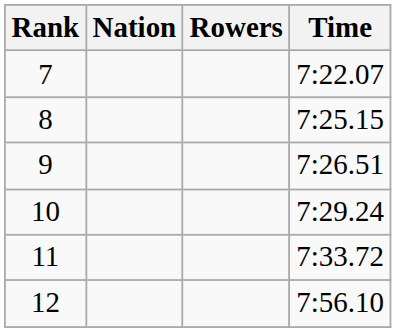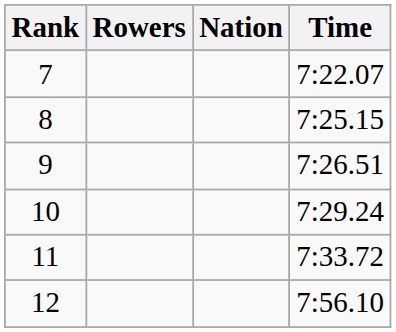columns swapped: (236, 27) <-> (134, 27)
